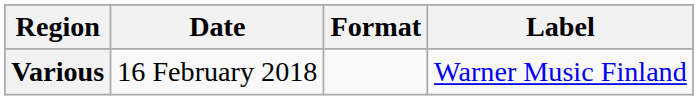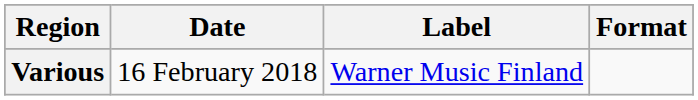columns swapped: (376, 26) <-> (560, 26)
